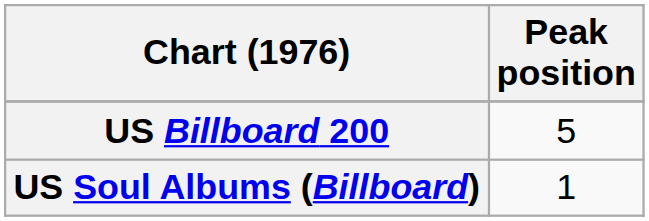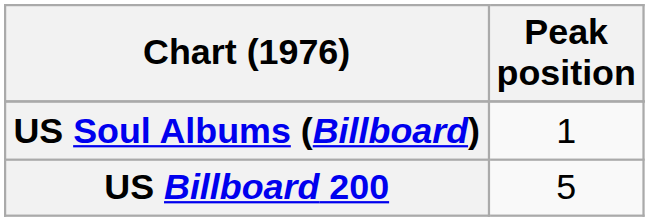rows swapped: (247, 130) <-> (247, 186)
